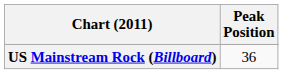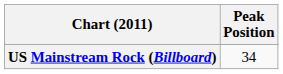(249, 56) 36 -> (249, 56) 34
